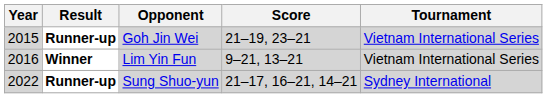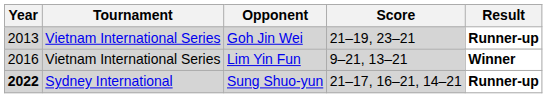columns swapped: (451, 16) <-> (81, 16)
(23, 38) 2015 -> (23, 38) 2013
(23, 82) normal -> (23, 82) bold
